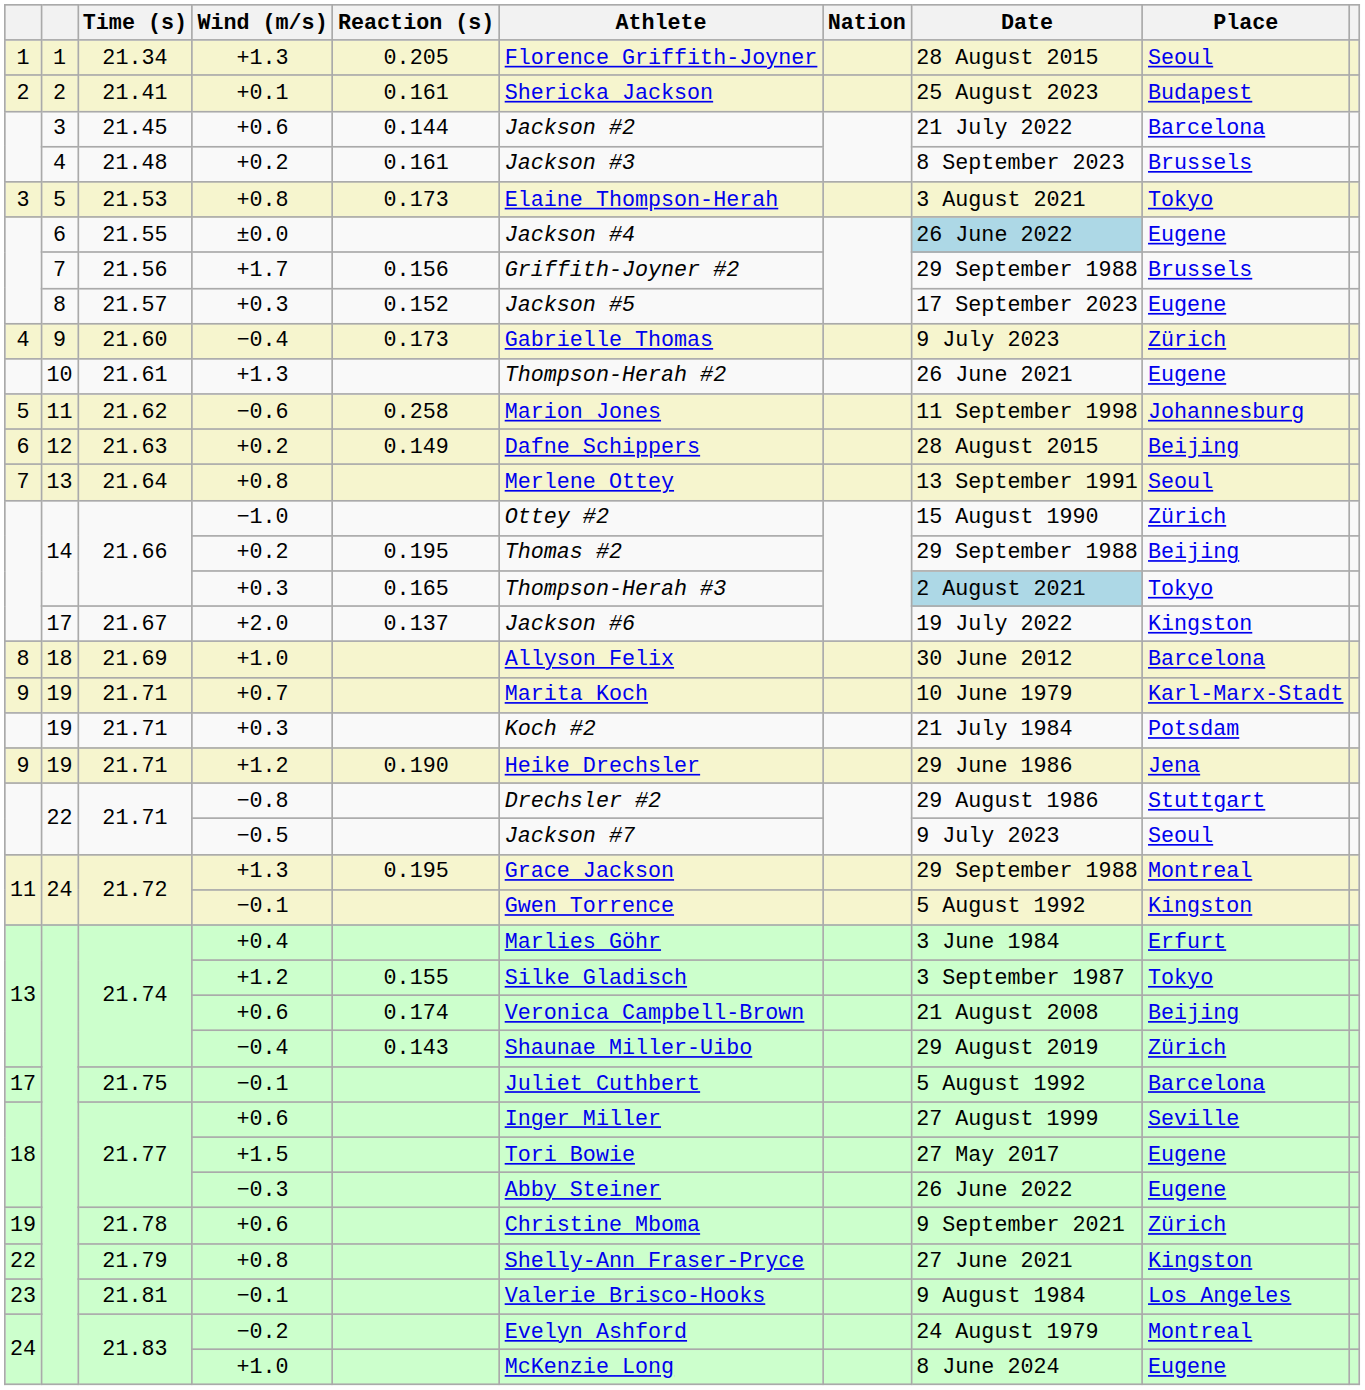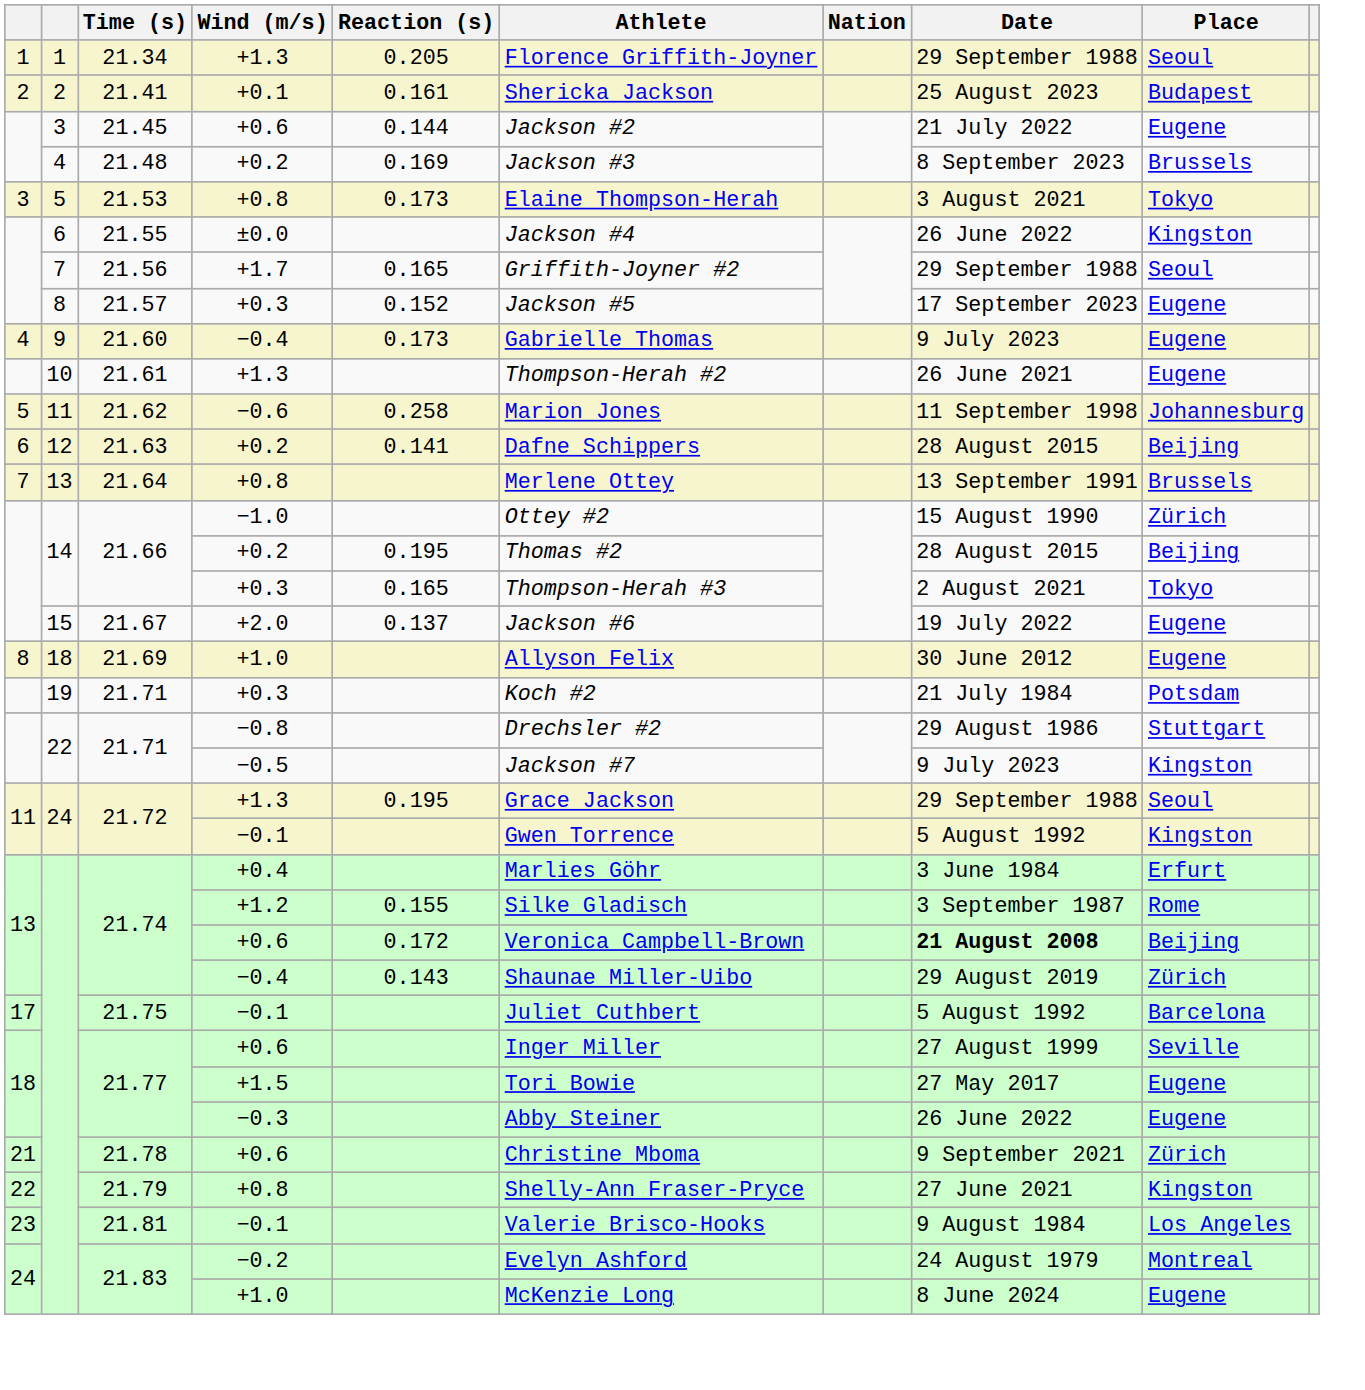(1007, 58) 28 August 2015 -> (1027, 58) 29 September 1988
(1207, 129) Barcelona -> (1187, 129) Eugene
(416, 164) 0.161 -> (416, 164) 0.169
(994, 235) lightblue background -> (994, 235) no background
(1187, 235) Eugene -> (1200, 235) Kingston
(416, 270) 0.156 -> (416, 270) 0.165
(1200, 270) Brussels -> (1181, 270) Seoul
(1187, 341) Zürich -> (1187, 341) Eugene
(416, 447) 0.149 -> (416, 447) 0.141
(1181, 483) Seoul -> (1200, 483) Brussels
(1027, 553) 29 September 1988 -> (1007, 553) 28 August 2015
(1001, 589) lightblue background -> (1001, 589) no background
(59, 624) 17 -> (59, 624) 15
(1200, 624) Kingston -> (1187, 624) Eugene
(1207, 659) Barcelona -> (1187, 659) Eugene
- row: (135, 695)
- row: (135, 766)
(1181, 836) Seoul -> (1200, 766) Kingston
(1200, 872) Montreal -> (1181, 801) Seoul
(1181, 978) Tokyo -> (1174, 907) Rome
(416, 1013) 0.174 -> (416, 942) 0.172
(1007, 1013) normal -> (1007, 942) bold
(23, 1226) 19 -> (23, 1155) 21
